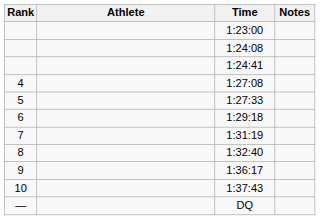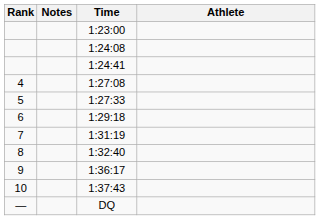columns swapped: (126, 13) <-> (295, 13)
